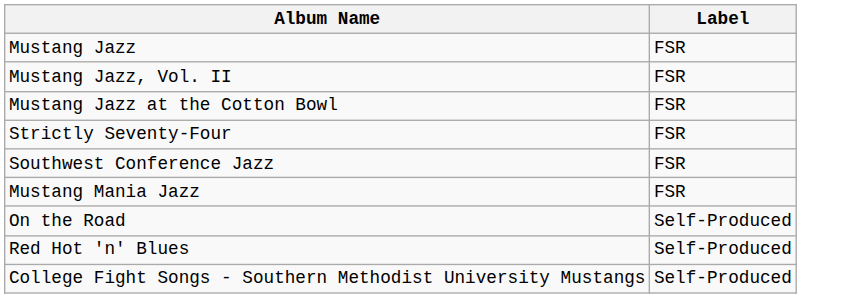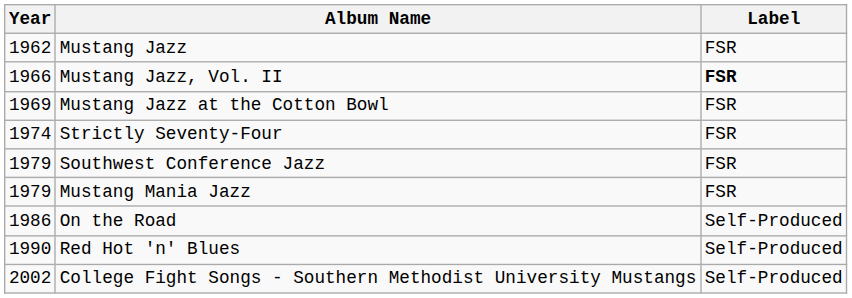+ column: (30, 19)
(670, 77) normal -> (721, 77) bold
